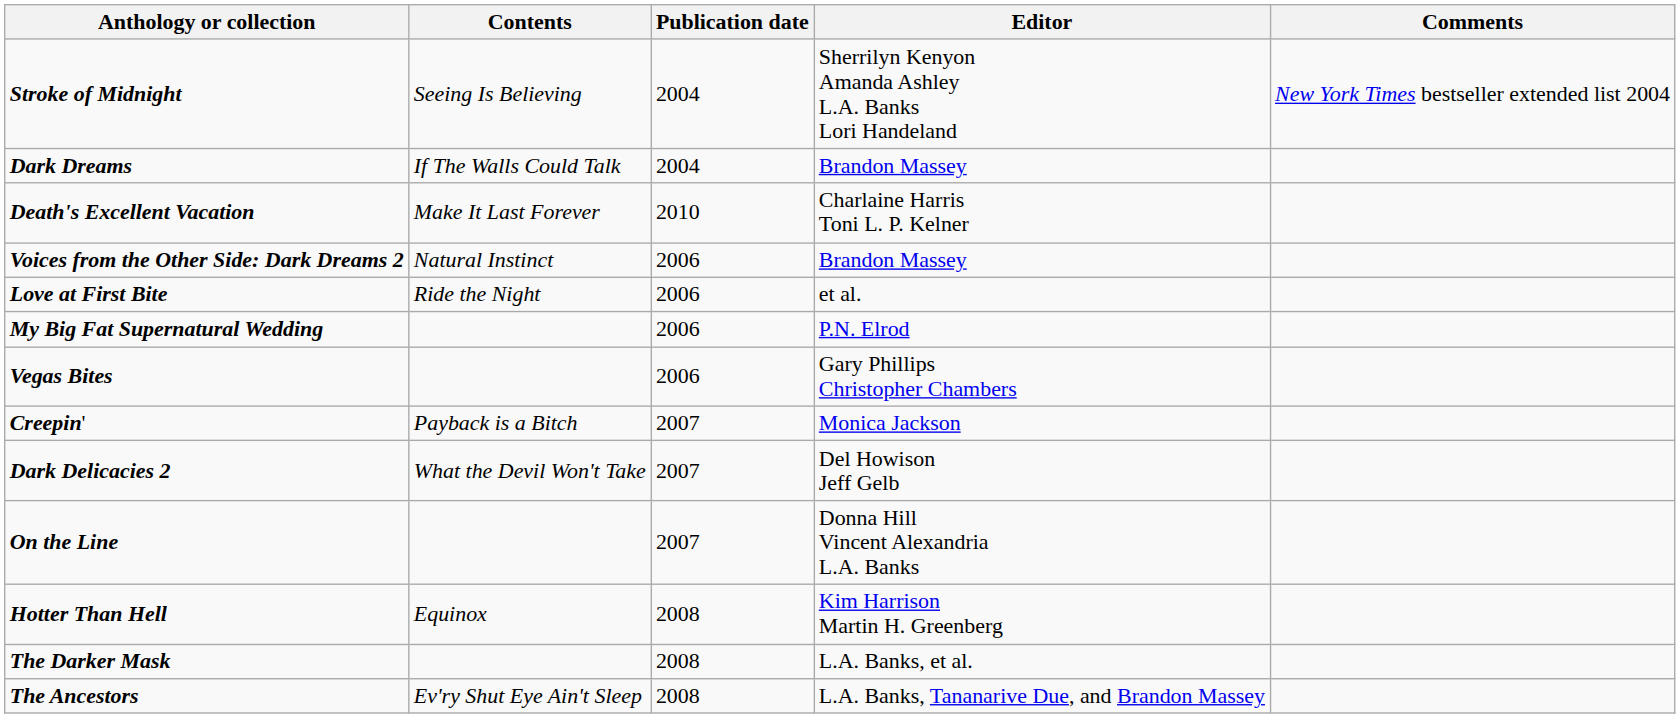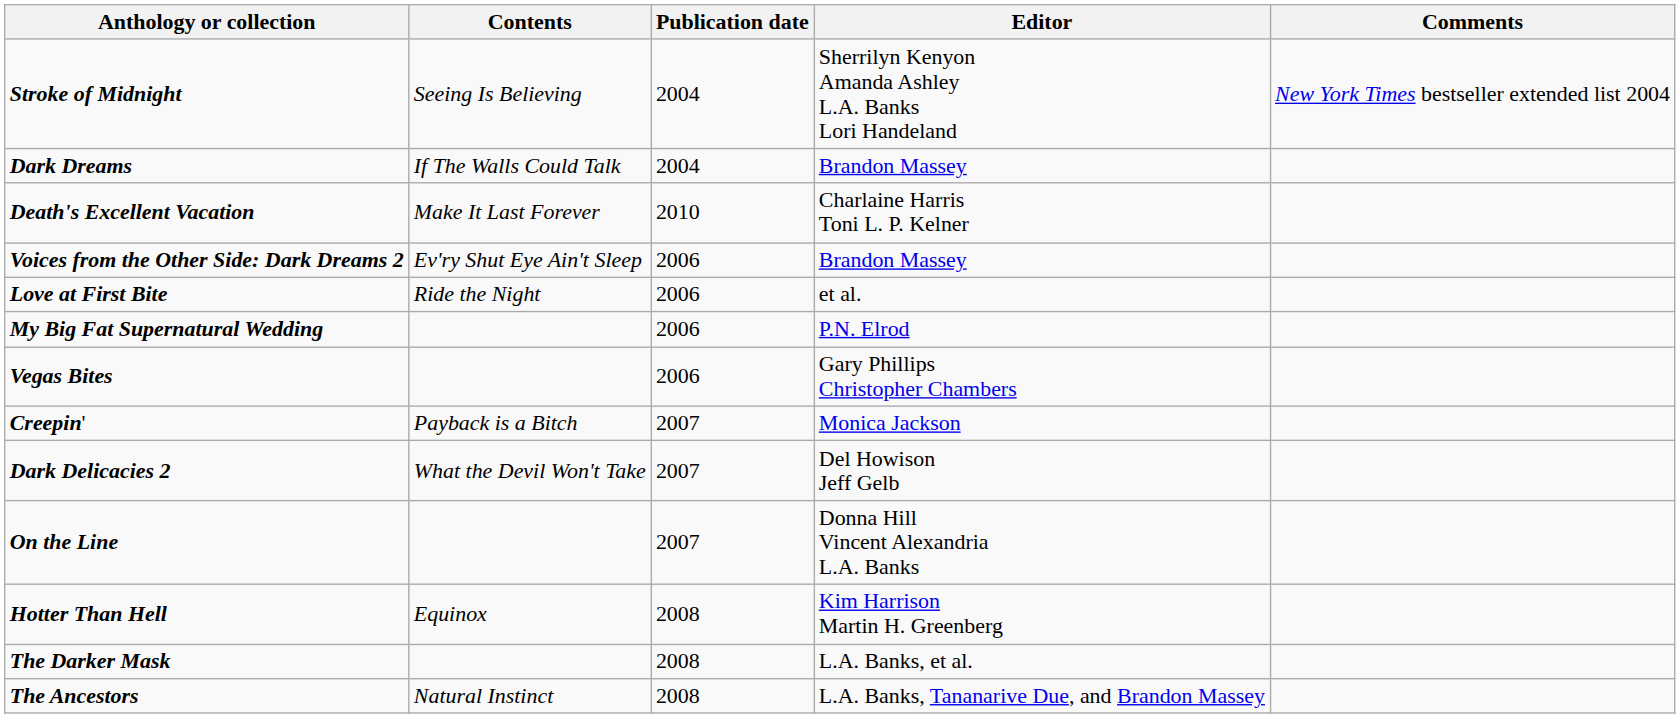(484, 259) Natural Instinct -> (528, 259) Ev'ry Shut Eye Ain't Sleep
(528, 695) Ev'ry Shut Eye Ain't Sleep -> (484, 695) Natural Instinct
